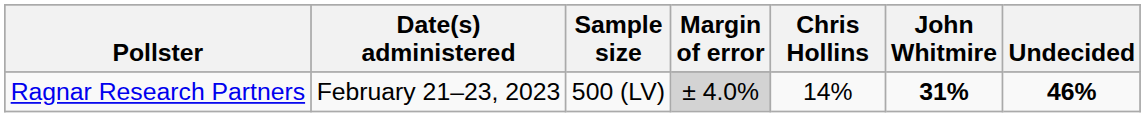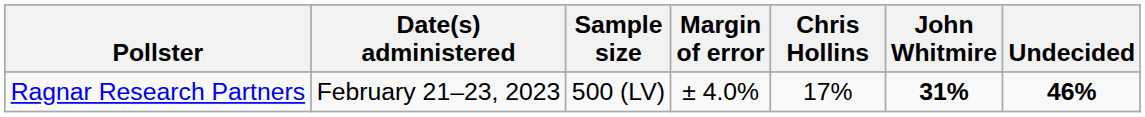(721, 91) lightgrey background -> (721, 91) no background
(828, 91) 14% -> (828, 91) 17%
